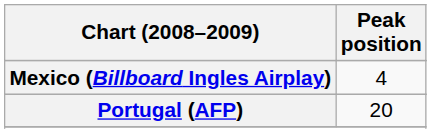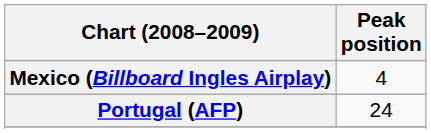(381, 110) 20 -> (381, 110) 24
